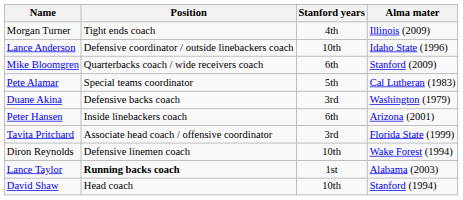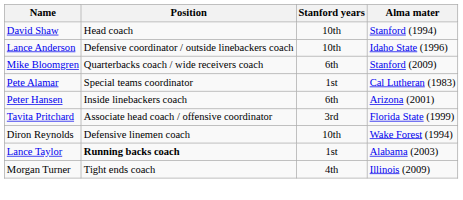rows swapped: (33, 186) <-> (39, 30)
(332, 82) 5th -> (332, 82) 1st
- row: (34, 100)
